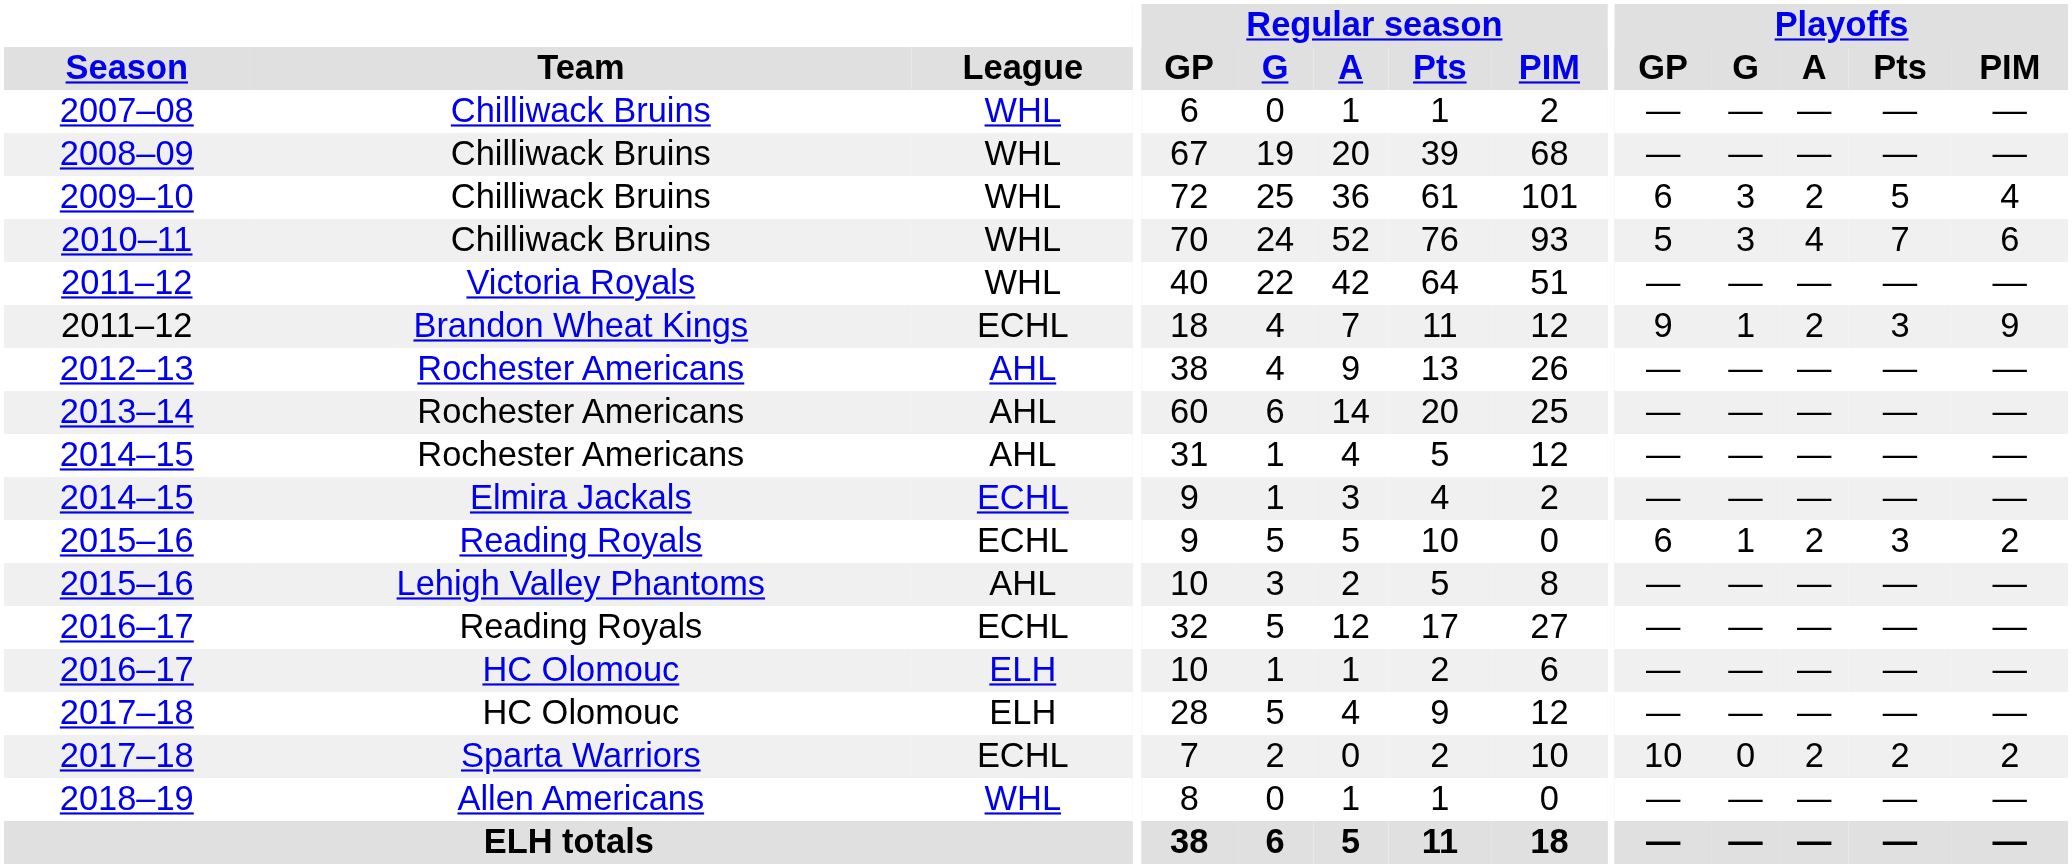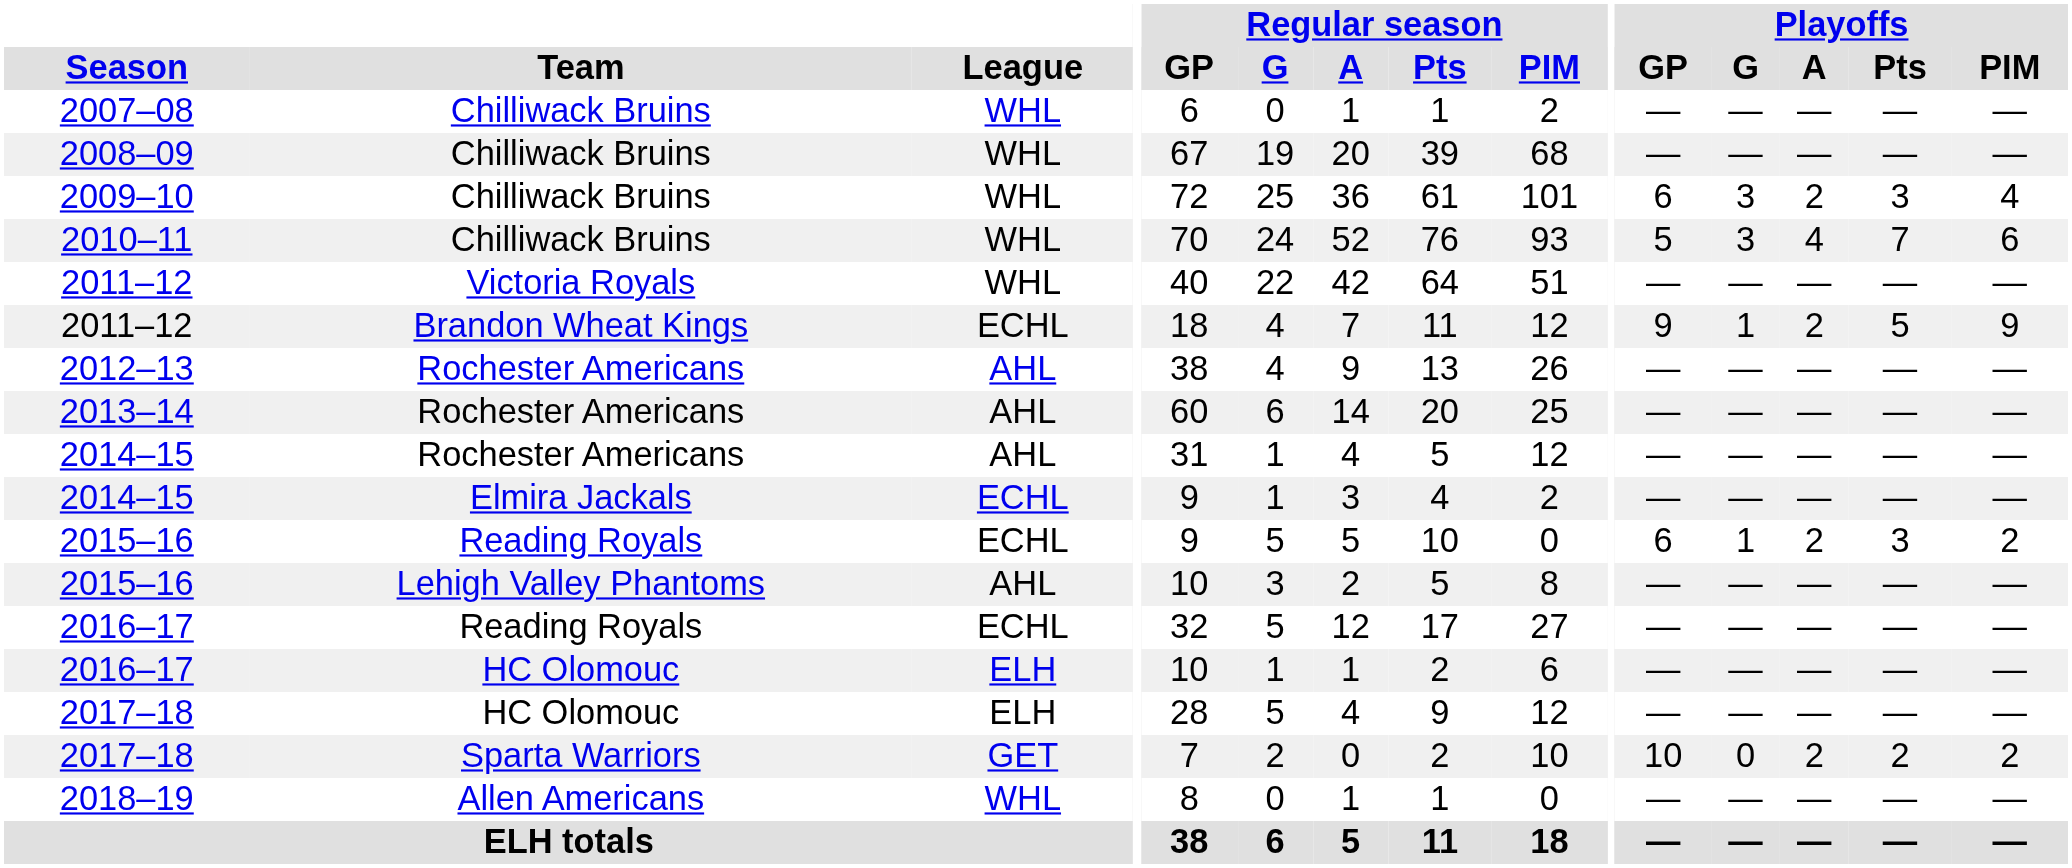(1900, 196) 5 -> (1900, 196) 3
(1900, 325) 3 -> (1900, 325) 5
(1023, 755) ECHL -> (1023, 755) GET
